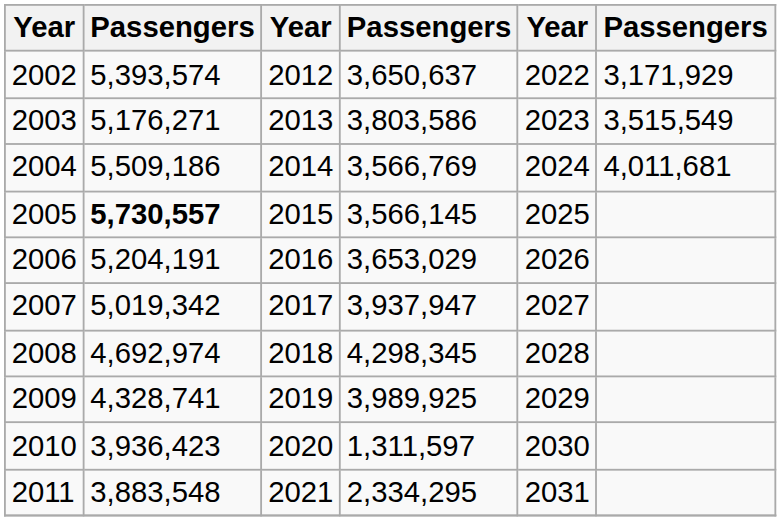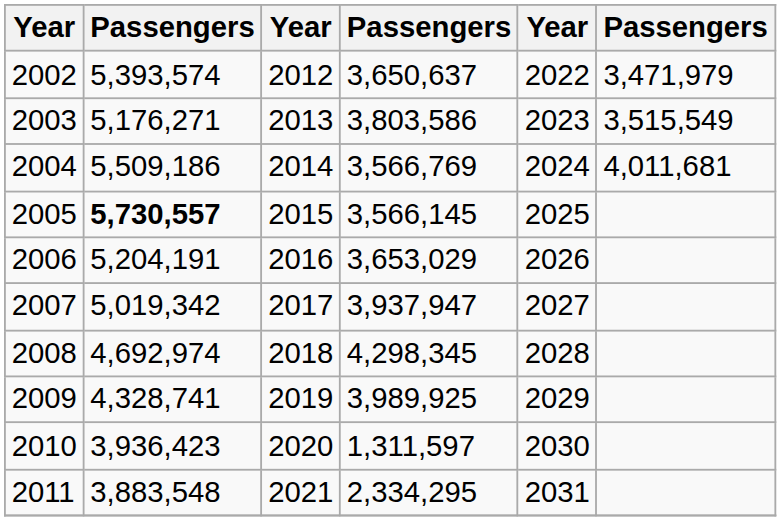(669, 74) 3,171,929 -> (669, 74) 3,471,979
